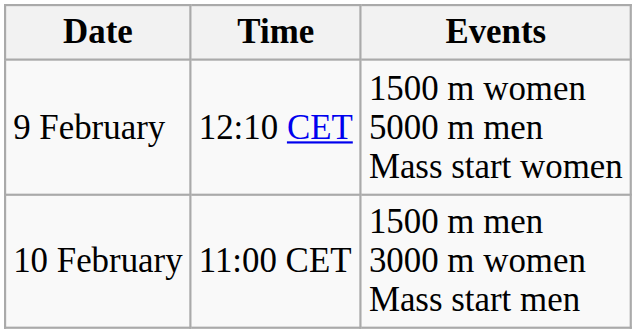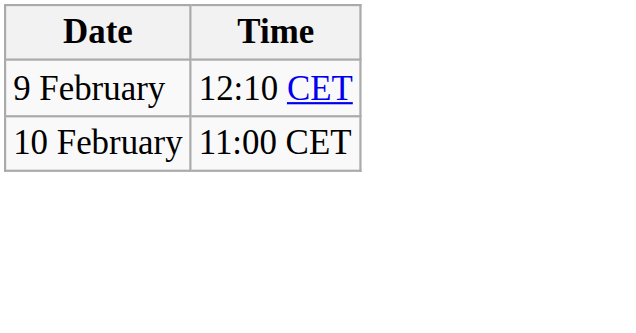- column: (496, 32)
